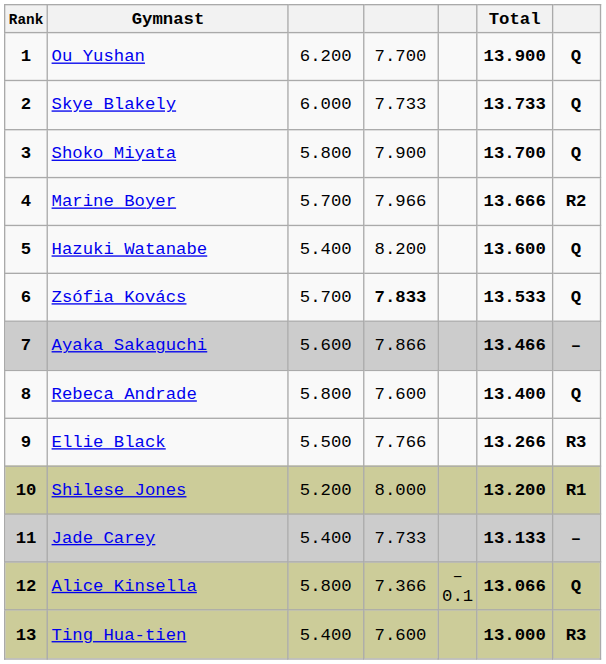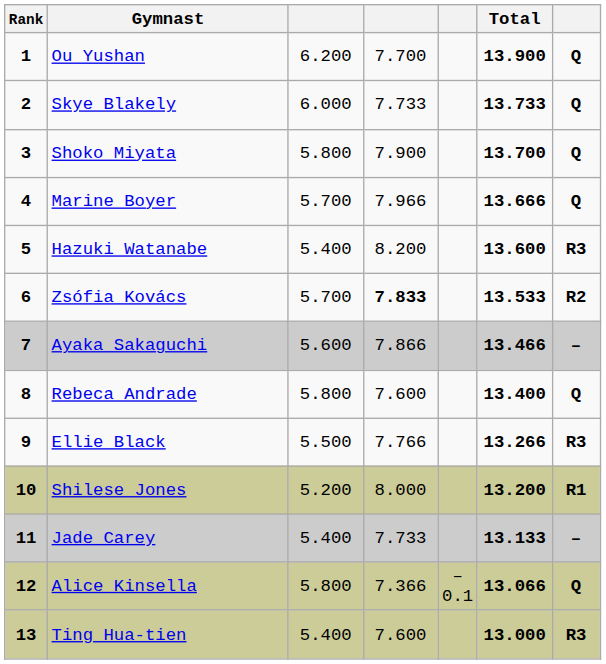(576, 201) R2 -> (576, 201) Q
(576, 249) Q -> (576, 249) R3
(576, 298) Q -> (576, 298) R2
